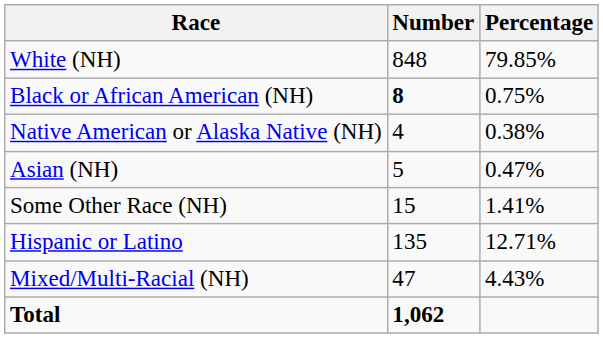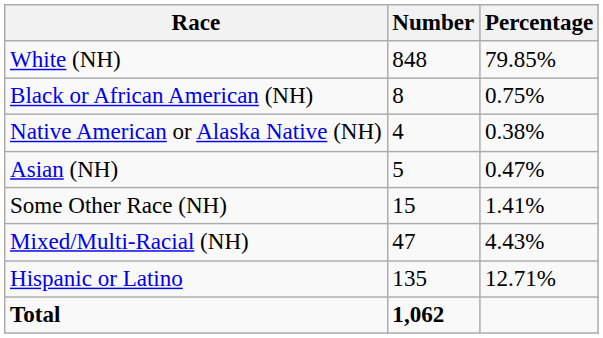(398, 95) bold -> (398, 95) normal
rows swapped: (129, 278) <-> (96, 242)
